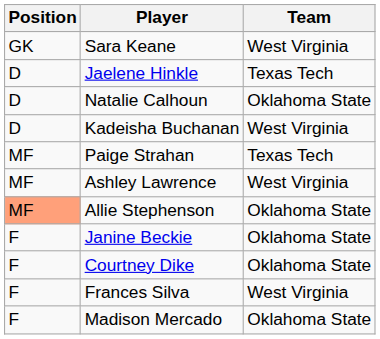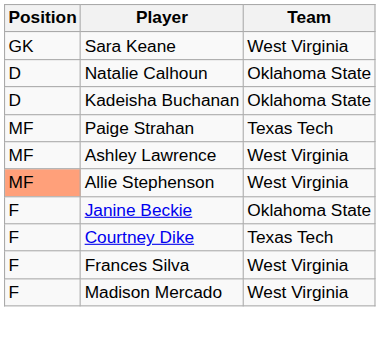- row: (141, 73)
(298, 127) West Virginia -> (309, 100) Oklahoma State
(309, 210) Oklahoma State -> (298, 182) West Virginia
(309, 264) Oklahoma State -> (290, 237) Texas Tech
(309, 319) Oklahoma State -> (298, 292) West Virginia
